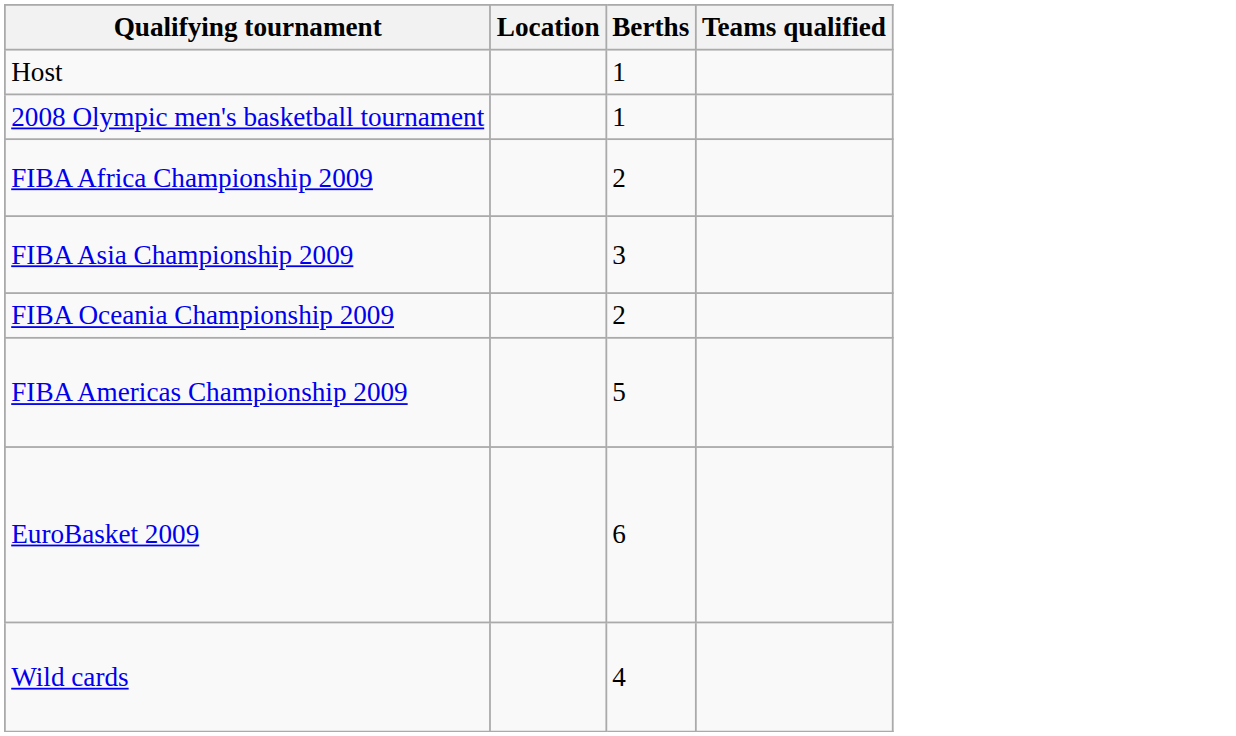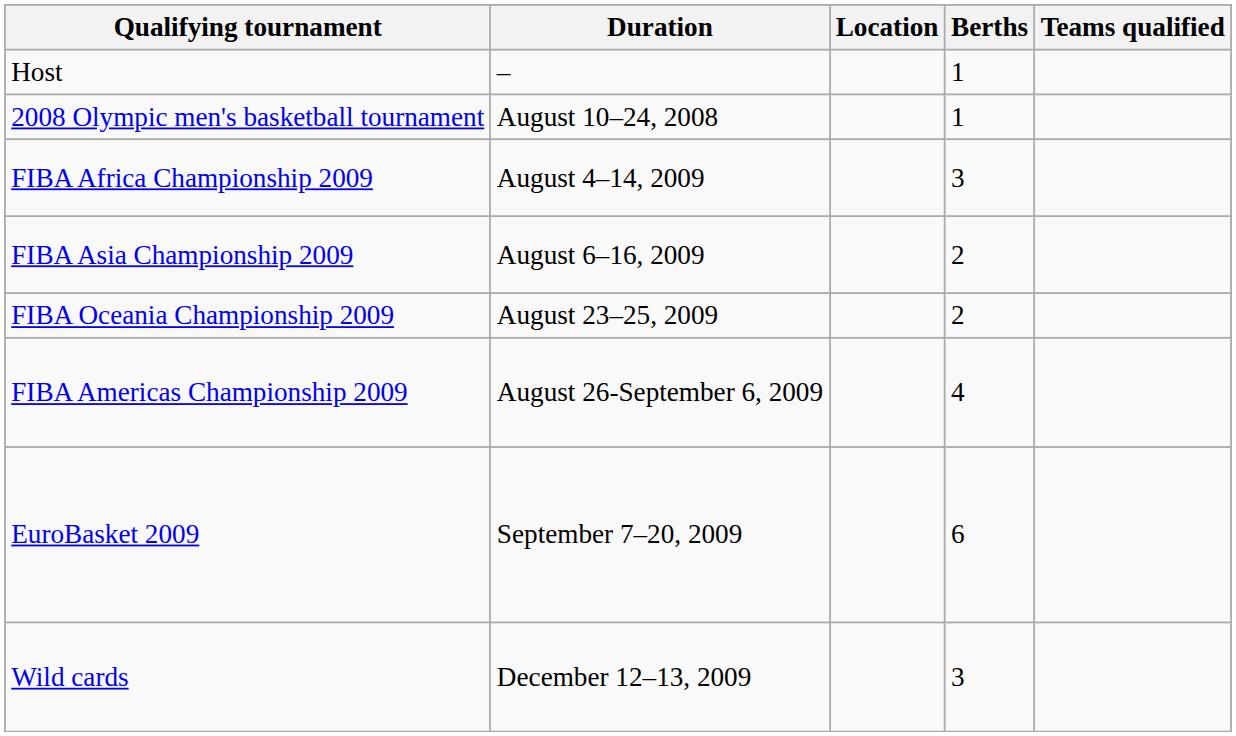+ column: (660, 27)
(619, 177) 2 -> (958, 177) 3
(619, 254) 3 -> (958, 254) 2
(619, 392) 5 -> (958, 392) 4
(619, 675) 4 -> (958, 675) 3
